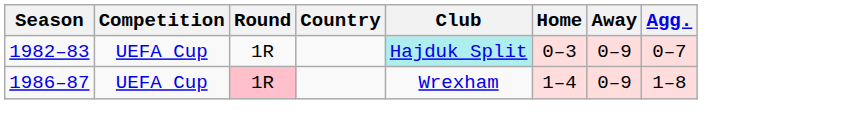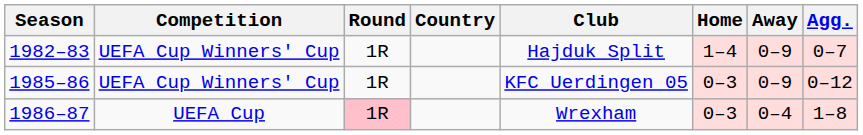(162, 51) UEFA Cup -> (219, 51) UEFA Cup Winners' Cup
(459, 51) paleturquoise background -> (596, 51) no background
(559, 51) 0–3 -> (720, 51) 1–4
+ row: (49, 83)
(559, 83) 1–4 -> (720, 114) 0–3
(614, 83) 0–9 -> (775, 114) 0–4
